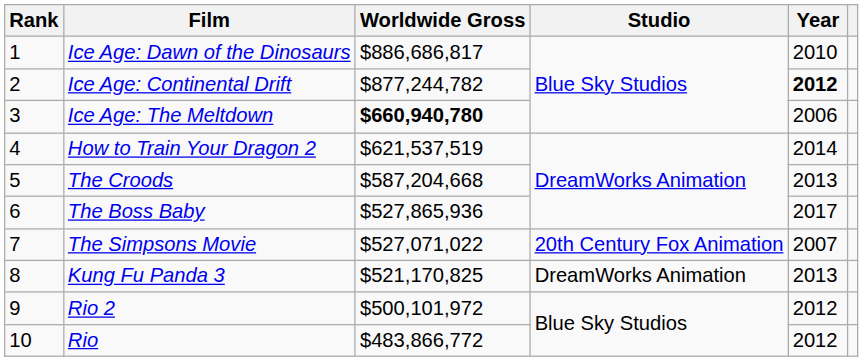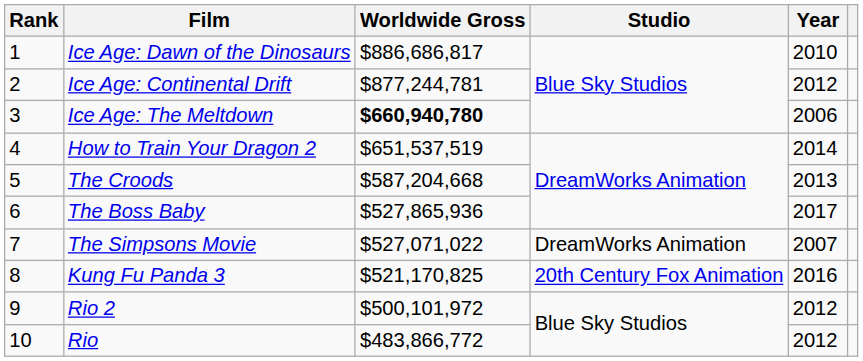(422, 84) $877,244,782 -> (422, 84) $877,244,781
(815, 84) bold -> (815, 84) normal
(422, 148) $621,537,519 -> (422, 148) $651,537,519
(659, 244) 20th Century Fox Animation -> (640, 244) DreamWorks Animation
(640, 276) DreamWorks Animation -> (659, 276) 20th Century Fox Animation
(815, 276) 2013 -> (815, 276) 2016
